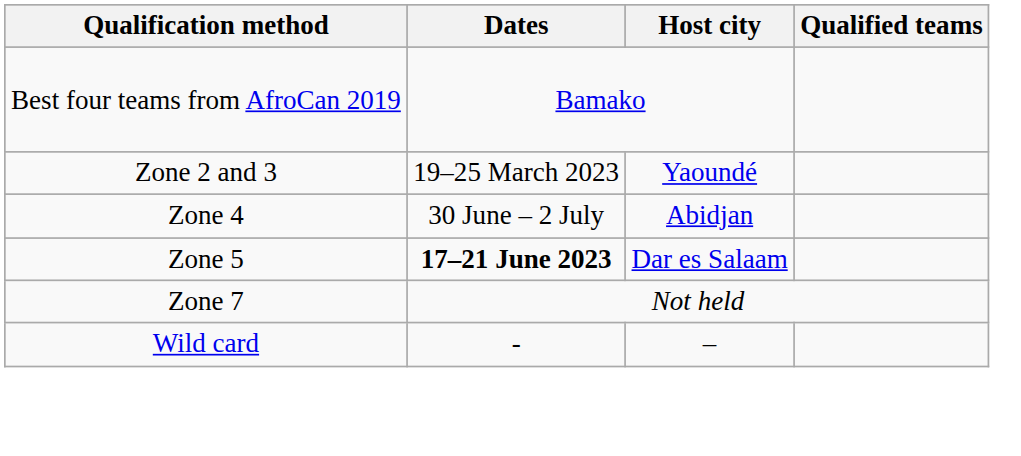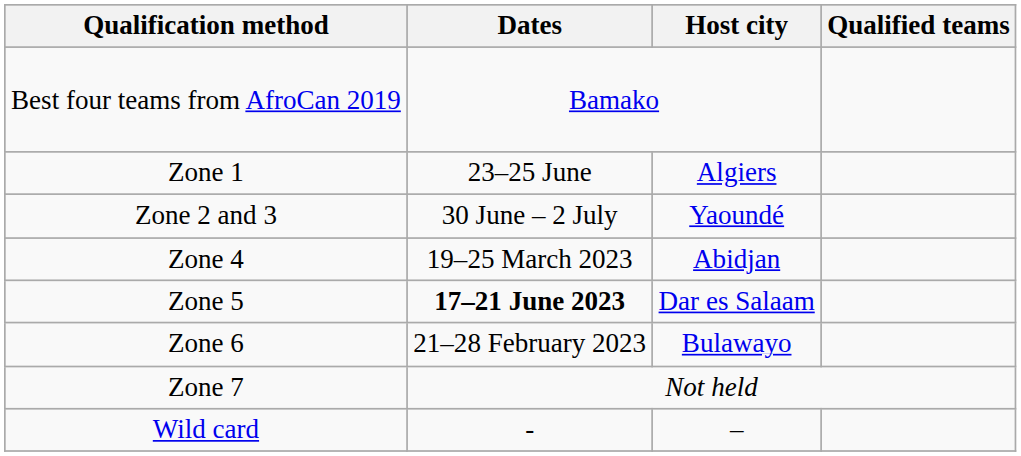+ row: (206, 172)
(516, 172) 19–25 March 2023 -> (530, 215) 30 June – 2 July
(516, 215) 30 June – 2 July -> (530, 258) 19–25 March 2023
+ row: (206, 344)
